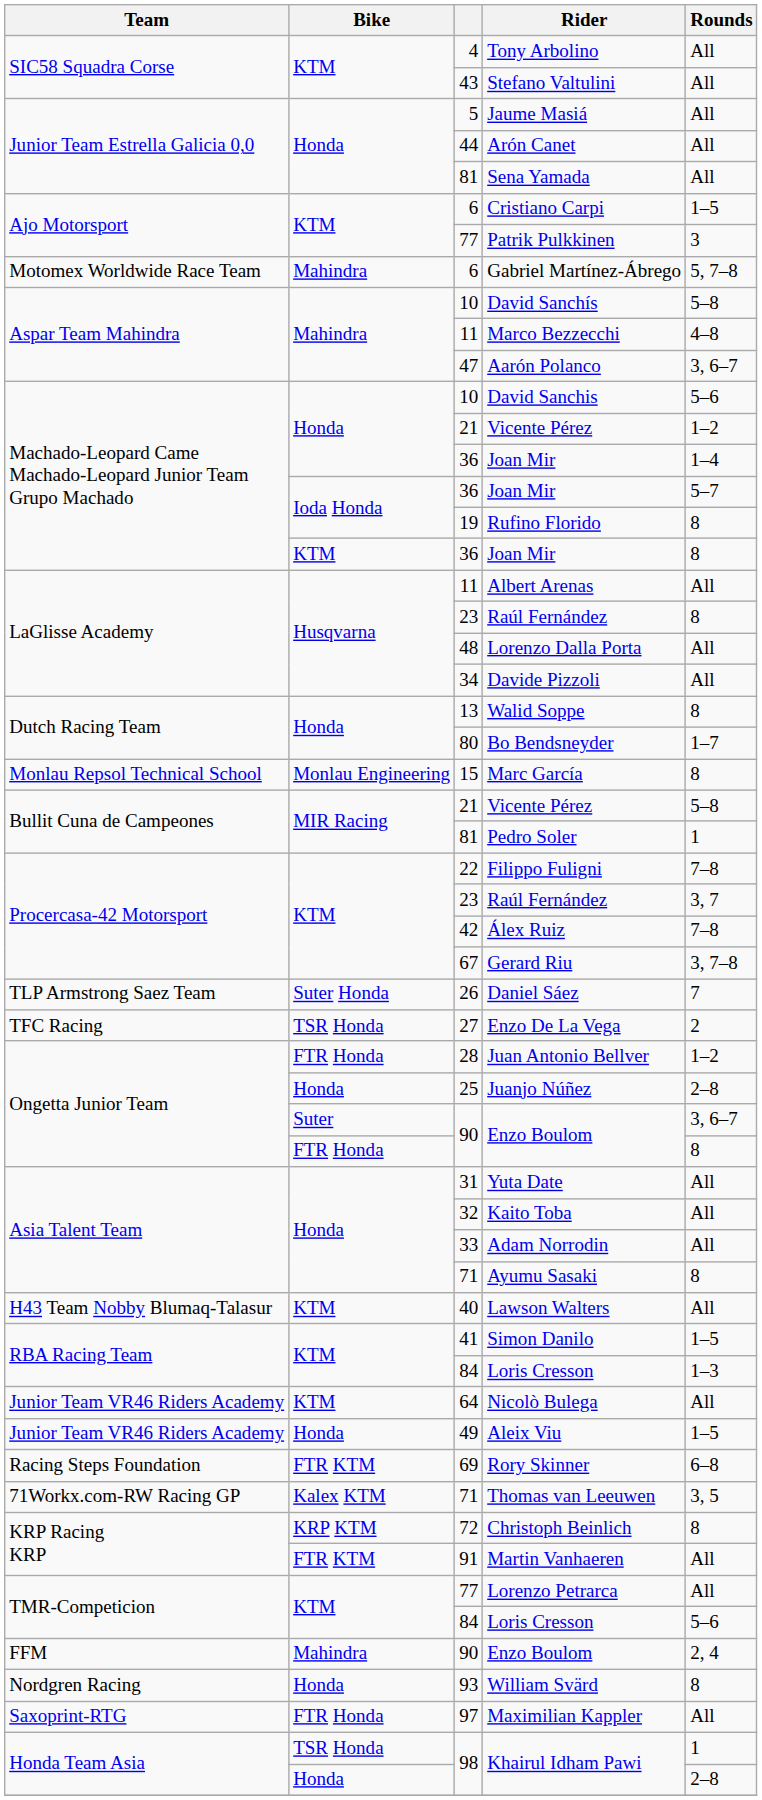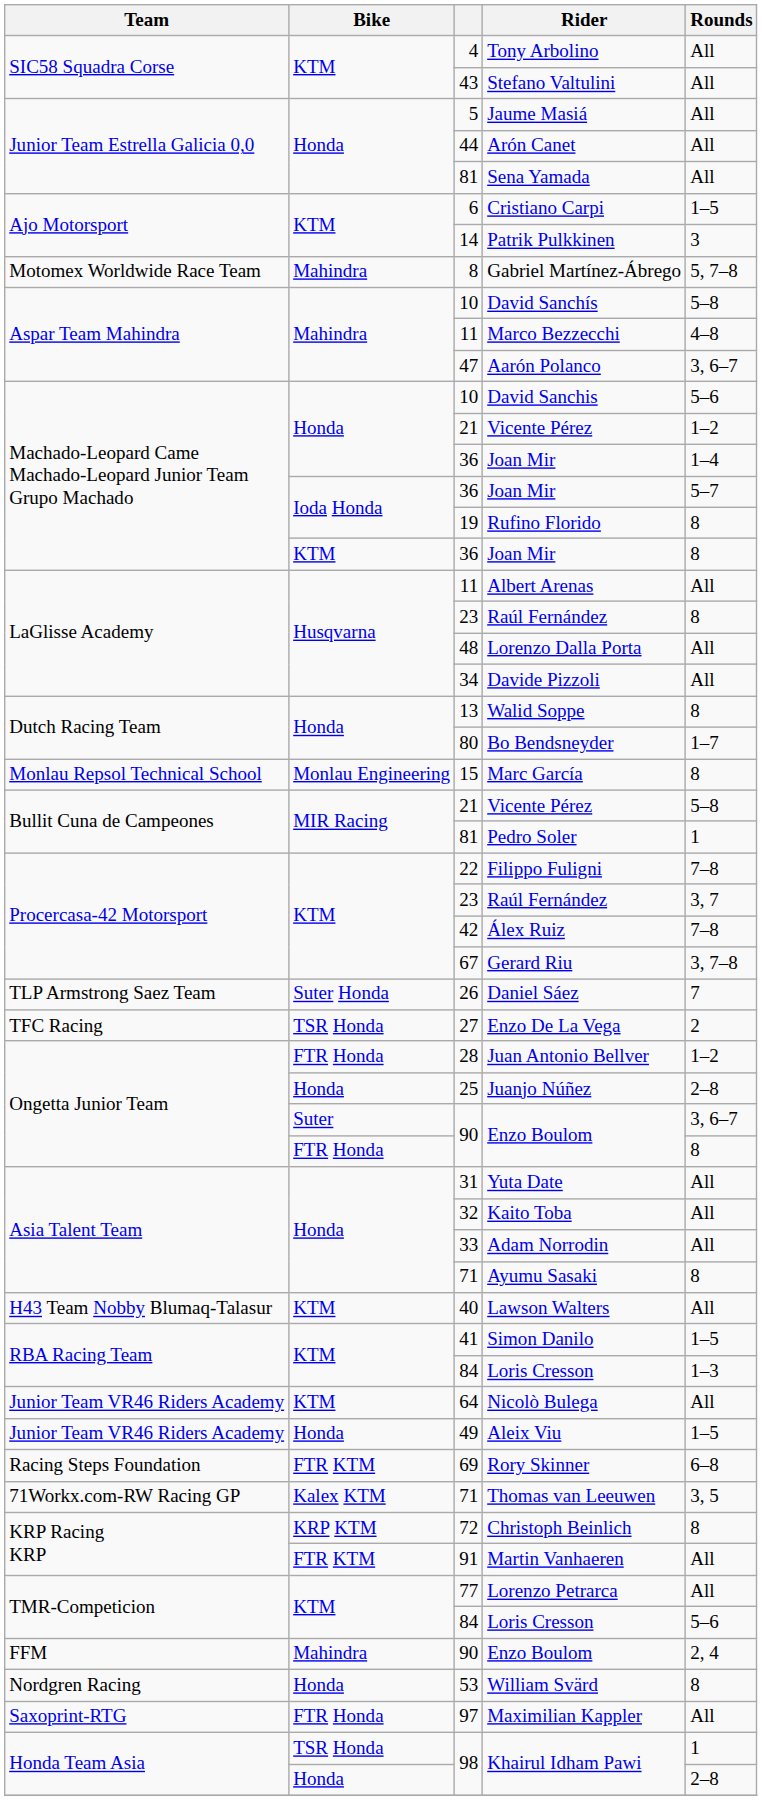(469, 239) 77 -> (469, 239) 14
(473, 271) 6 -> (473, 271) 8
(469, 1684) 93 -> (469, 1684) 53
